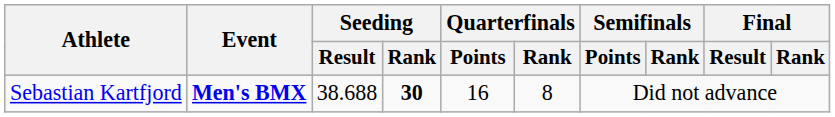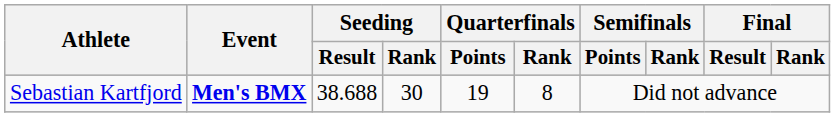(412, 93) bold -> (412, 93) normal
(478, 93) 16 -> (478, 93) 19
